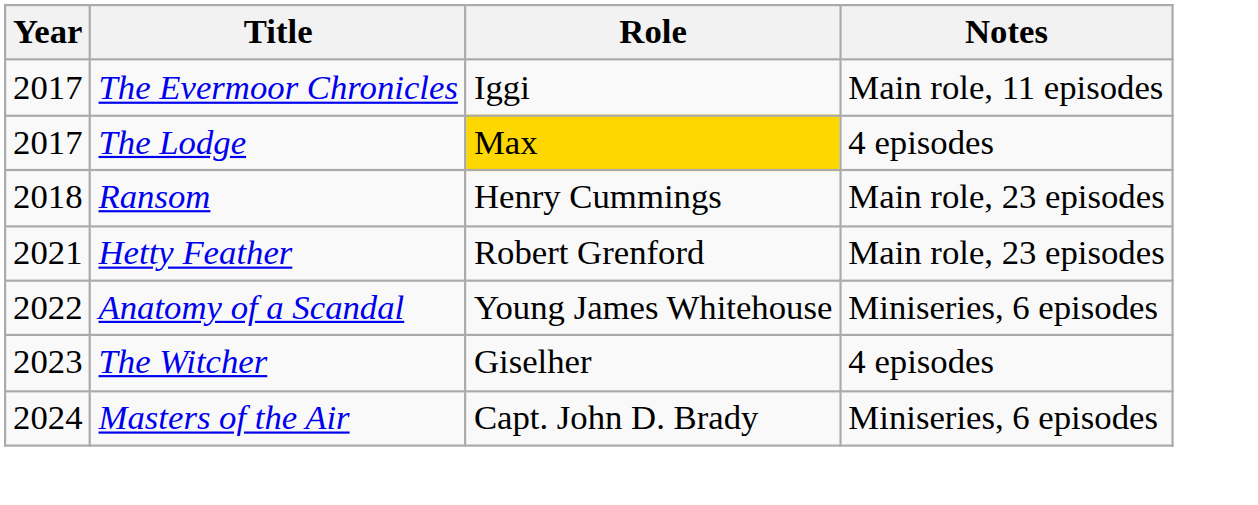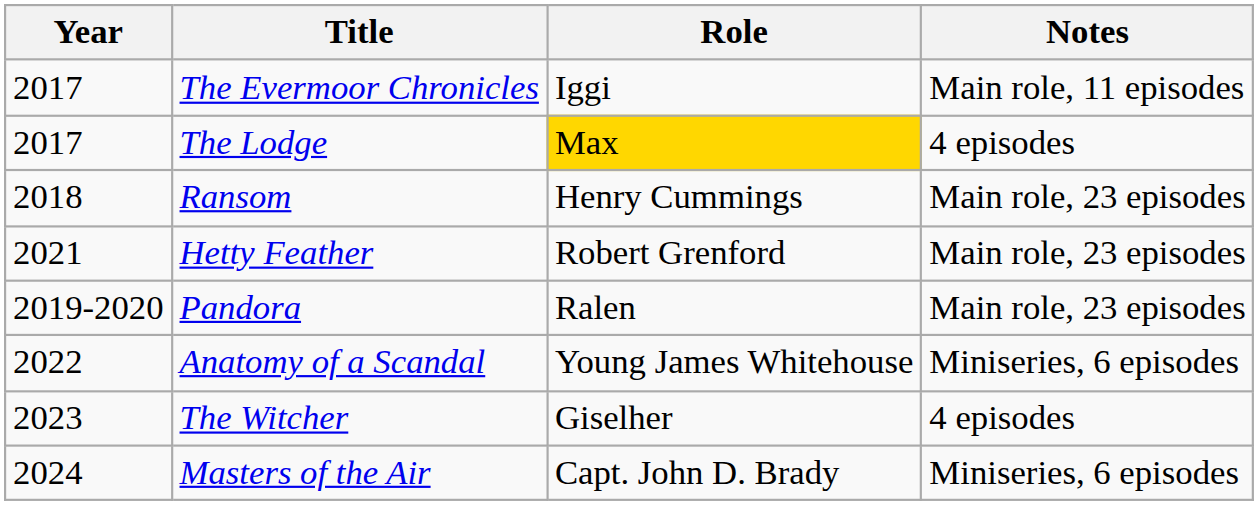+ row: (240, 307)
